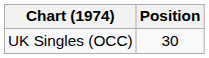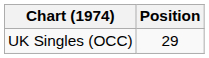(170, 41) 30 -> (170, 41) 29
